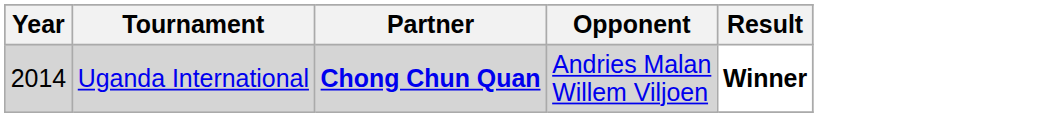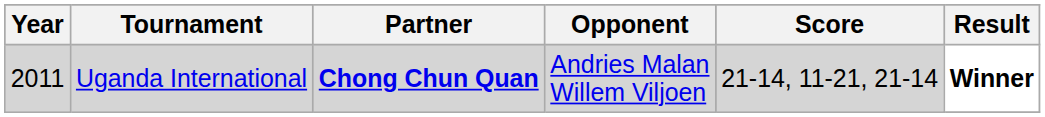+ column: (830, 25)
(38, 78) 2014 -> (37, 78) 2011
